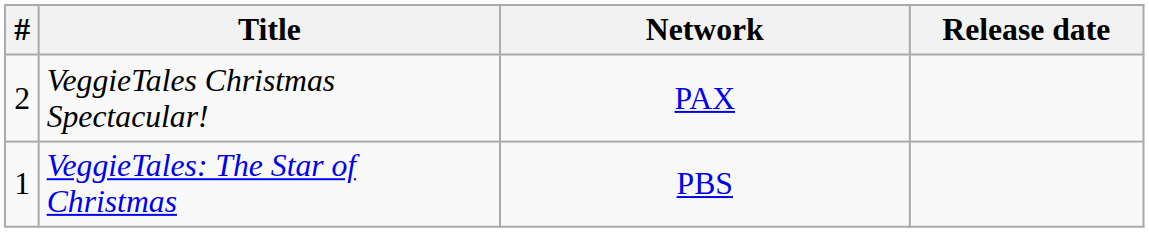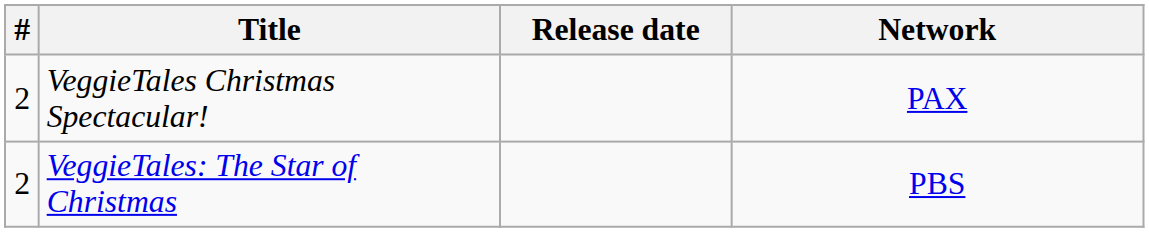columns swapped: (1026, 29) <-> (705, 29)
(22, 183) 1 -> (22, 183) 2
